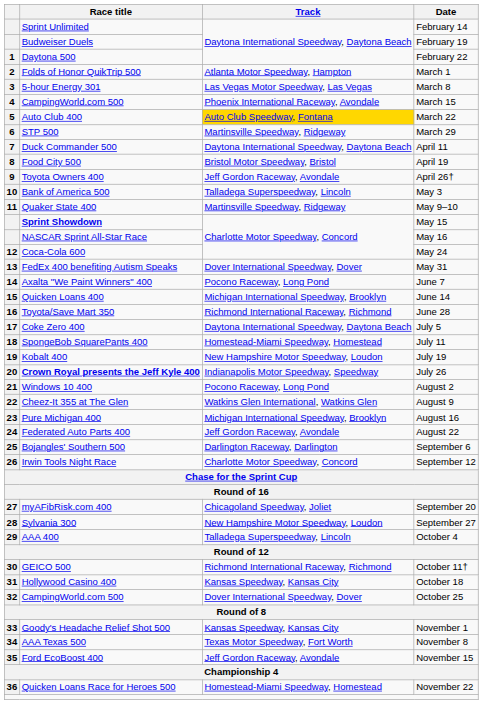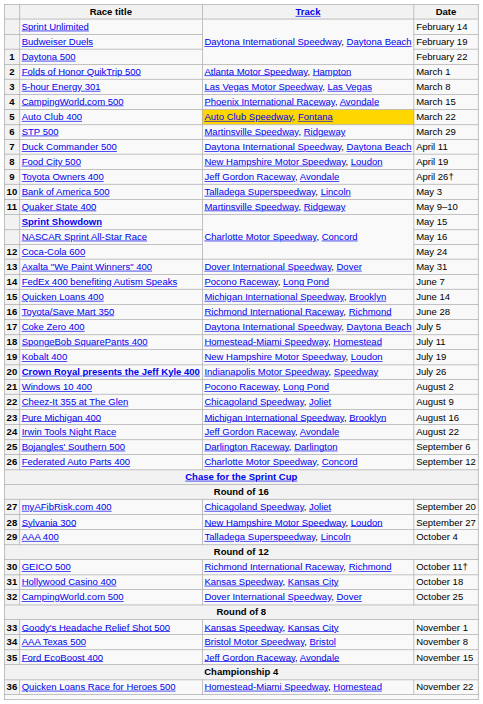(270, 162) Bristol Motor Speedway, Bristol -> (293, 162) New Hampshire Motor Speedway, Loudon
(99, 267) FedEx 400 benefiting Autism Speaks -> (87, 267) Axalta "We Paint Winners" 400
(87, 282) Axalta "We Paint Winners" 400 -> (99, 282) FedEx 400 benefiting Autism Speaks
(291, 402) Watkins Glen International, Watkins Glen -> (268, 402) Chicagoland Speedway, Joliet
(76, 432) Federated Auto Parts 400 -> (69, 432) Irwin Tools Night Race
(69, 462) Irwin Tools Night Race -> (76, 462) Federated Auto Parts 400
(279, 642) Texas Motor Speedway, Fort Worth -> (270, 642) Bristol Motor Speedway, Bristol
